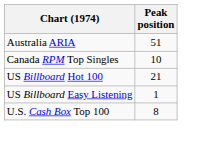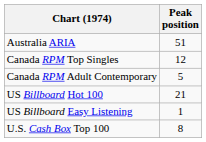(156, 59) 10 -> (180, 59) 12
+ row: (82, 77)
